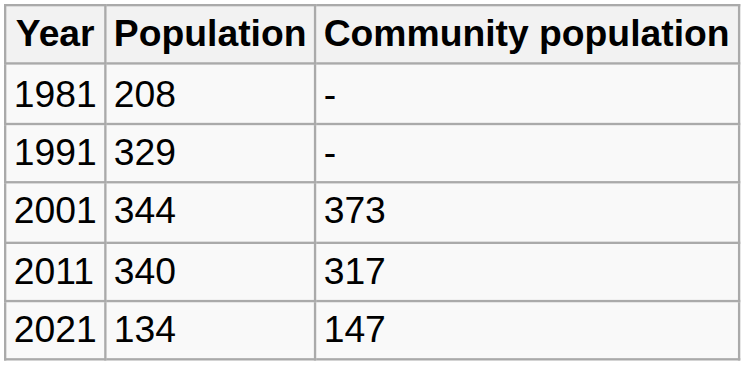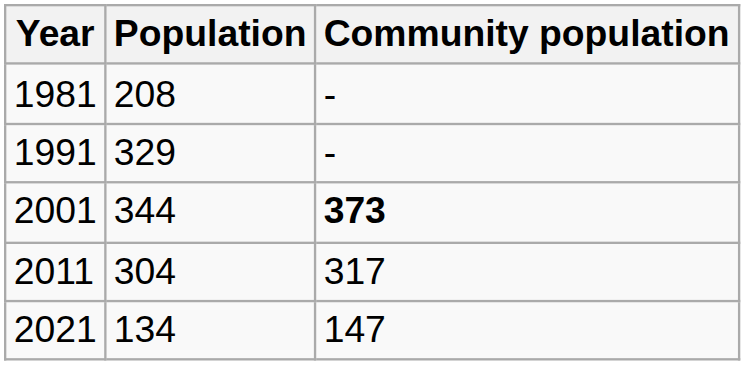(355, 211) normal -> (355, 211) bold
(145, 270) 340 -> (145, 270) 304
